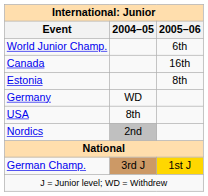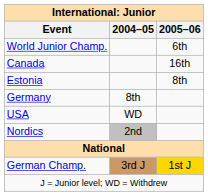(133, 98) WD -> (133, 98) 8th
(133, 115) 8th -> (133, 115) WD
